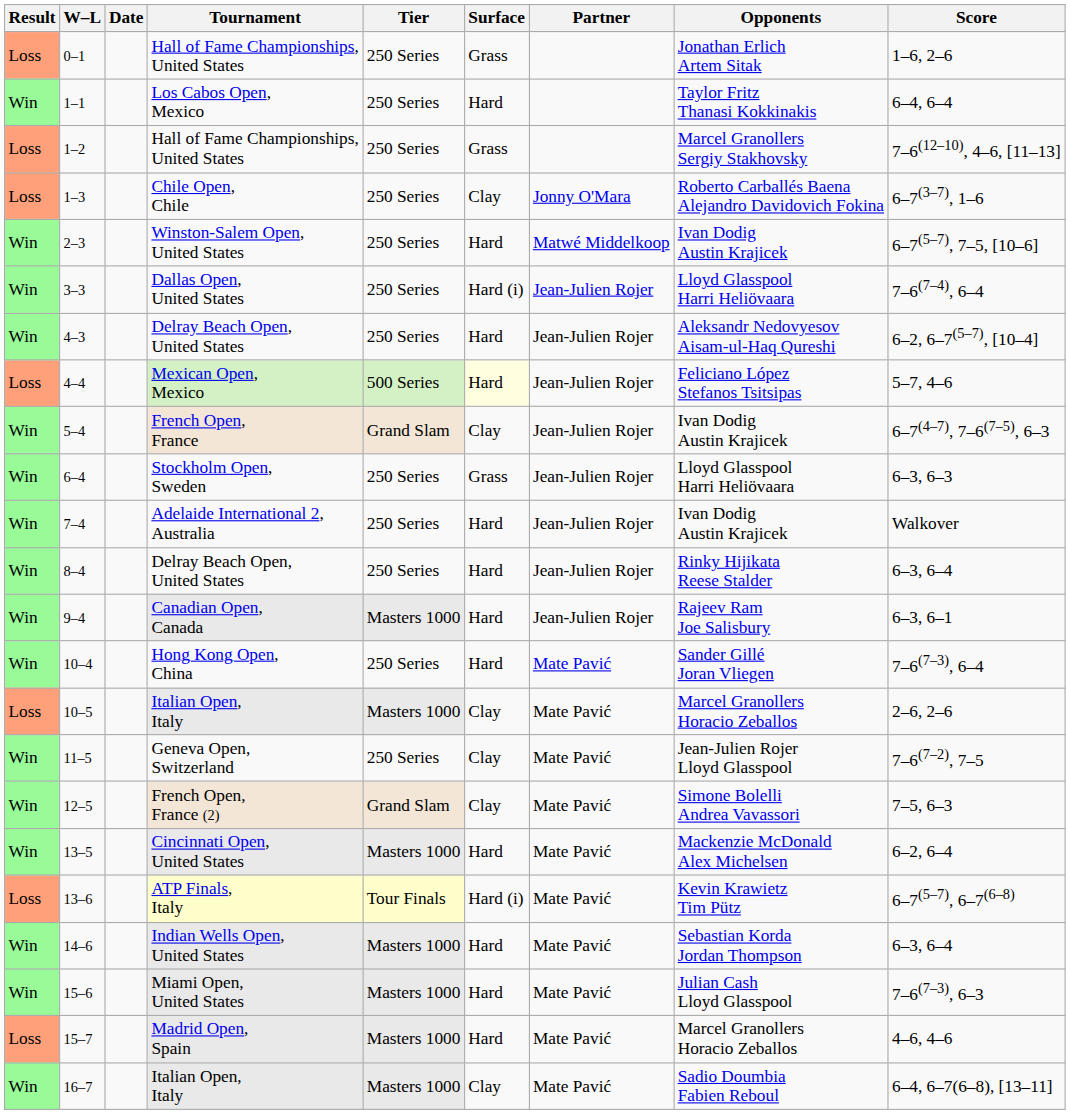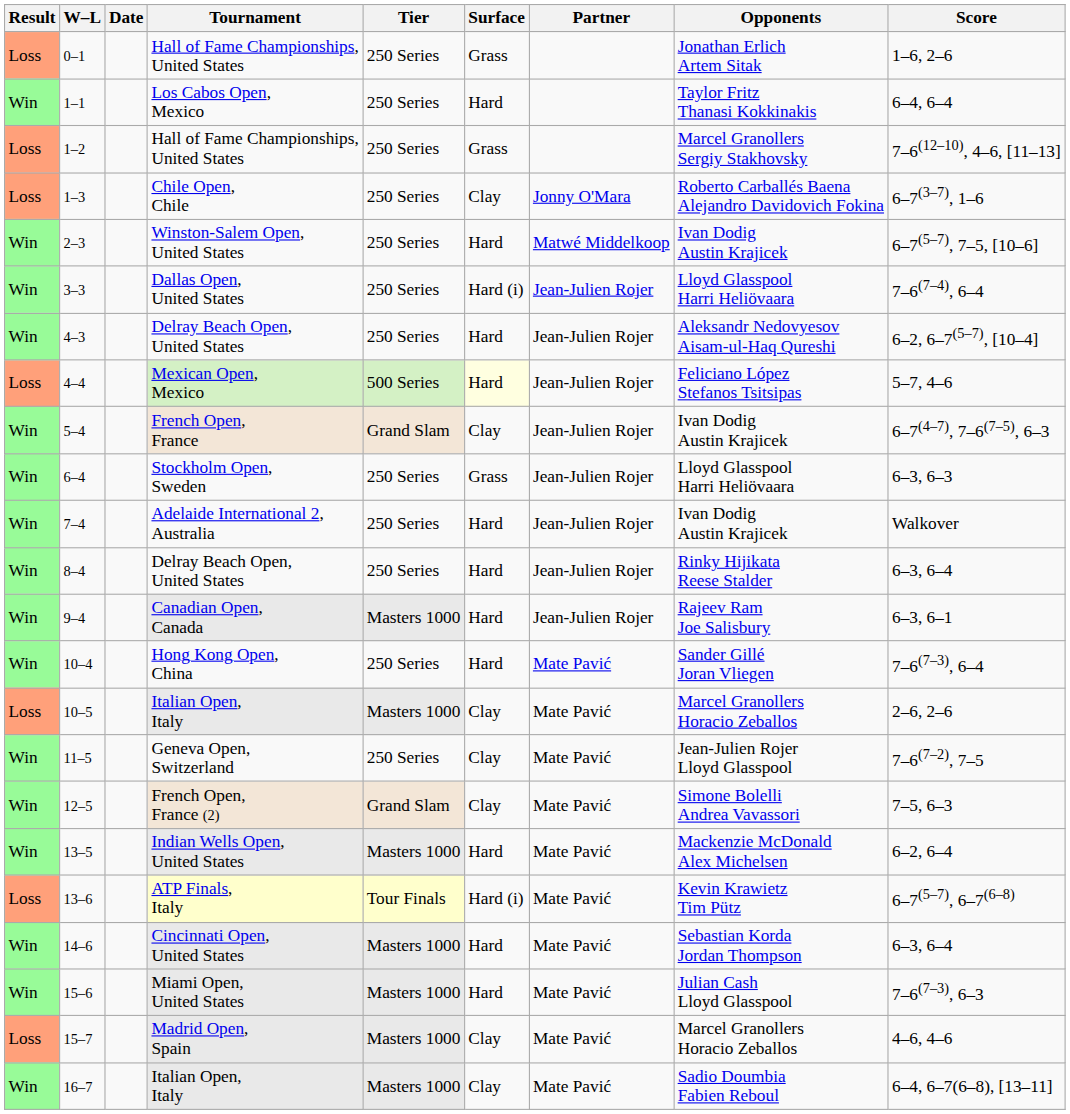(210, 851) Cincinnati Open, United States -> (218, 851) Indian Wells Open, United States
(218, 945) Indian Wells Open, United States -> (210, 945) Cincinnati Open, United States
(486, 1039) Hard -> (485, 1039) Clay
